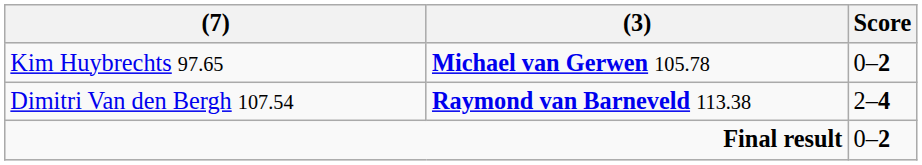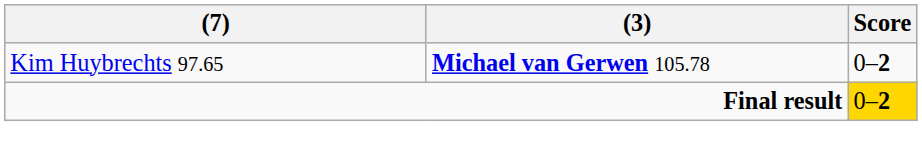- row: (152, 100)
(872, 139) no background -> (872, 100) gold background
